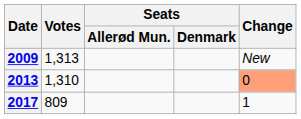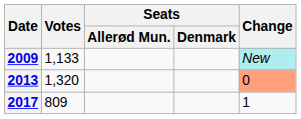(62, 59) 1,313 -> (62, 59) 1,133
(256, 59) no background -> (256, 59) paleturquoise background
(62, 80) 1,310 -> (62, 80) 1,320
